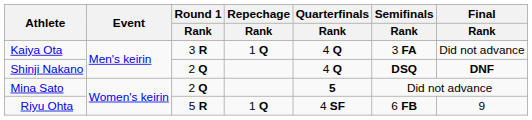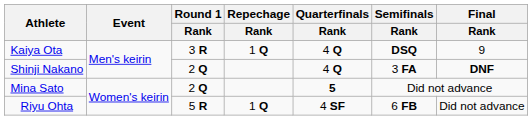(404, 50) 3 FA -> (404, 50) DSQ
(482, 50) Did not advance -> (482, 50) 9
(404, 69) DSQ -> (404, 69) 3 FA
(482, 106) 9 -> (482, 106) Did not advance
